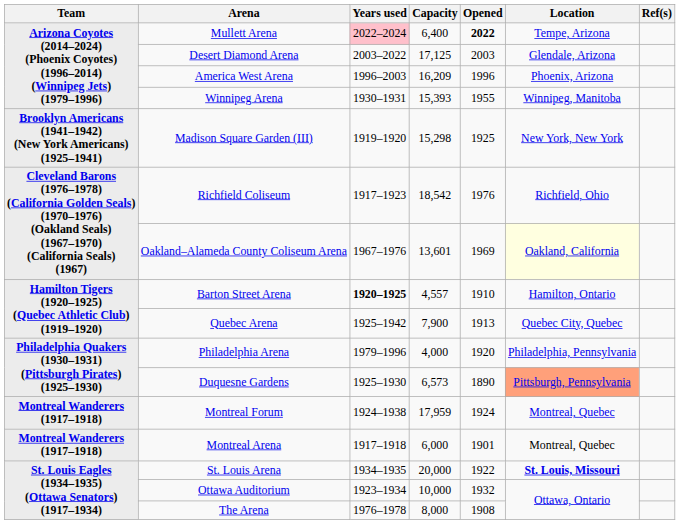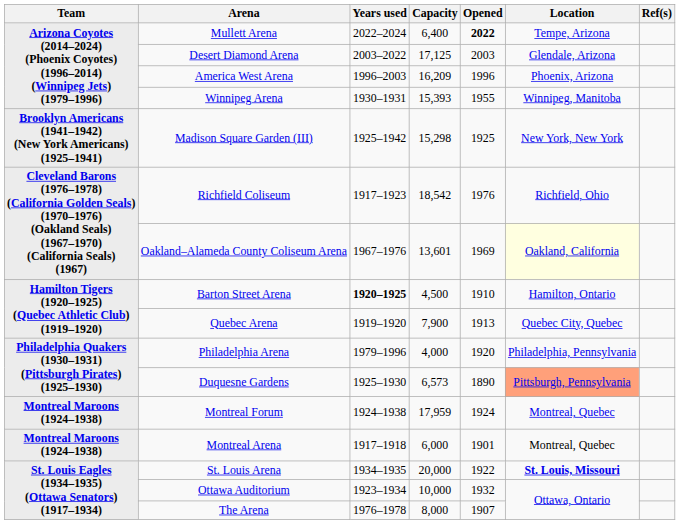(380, 33) pink background -> (380, 33) no background
(380, 138) 1919–1920 -> (380, 138) 1925–1942
(435, 294) 4,557 -> (435, 294) 4,500
(380, 323) 1925–1942 -> (380, 323) 1919–1920
(71, 412) Montreal Wanderers (1917–1918) -> (71, 412) Montreal Maroons (1924–1938)
(71, 445) Montreal Wanderers (1917–1918) -> (71, 445) Montreal Maroons (1924–1938)
(483, 510) 1908 -> (483, 510) 1907
